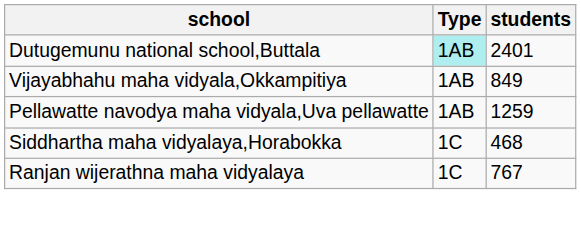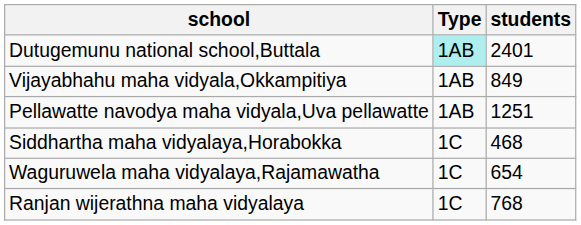(512, 111) 1259 -> (512, 111) 1251
+ row: (194, 173)
(507, 173) 767 -> (507, 204) 768
